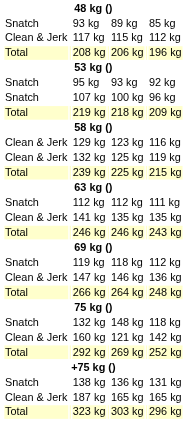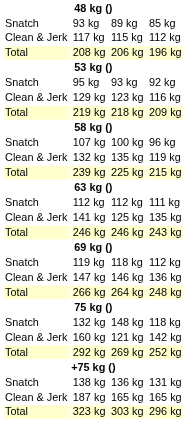rows swapped: (36, 142) <-> (22, 98)
(127, 157) 125 kg -> (127, 157) 135 kg
(127, 217) 135 kg -> (127, 217) 125 kg
